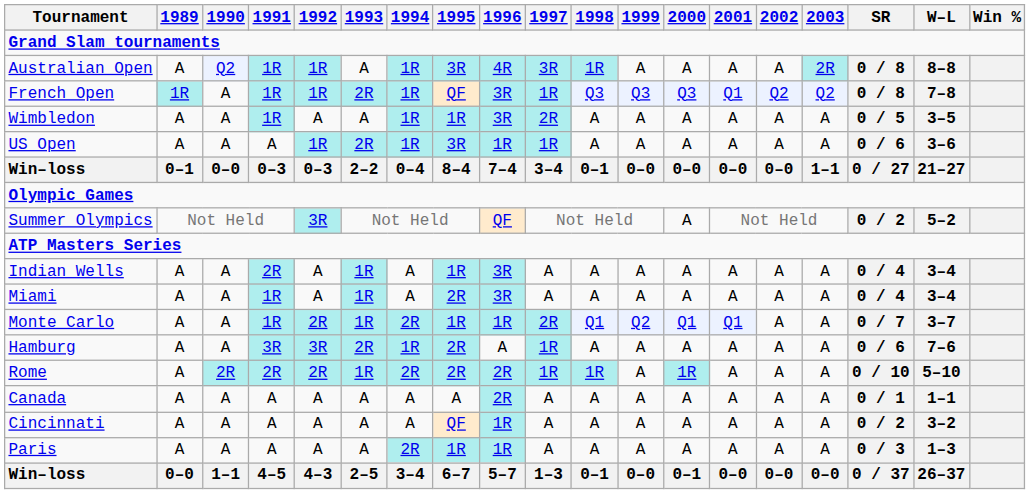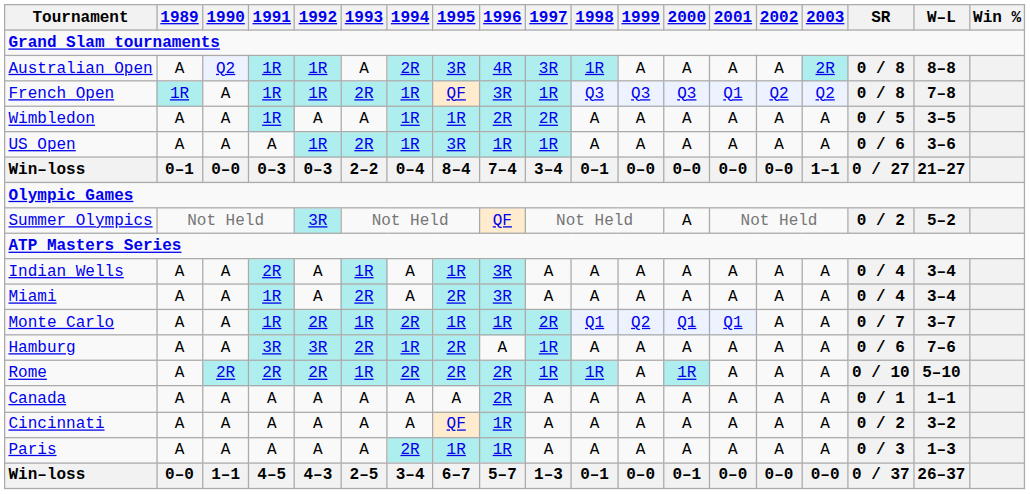(410, 68) 1R -> (410, 68) 2R
(502, 119) 3R -> (502, 119) 2R
(364, 297) 1R -> (364, 297) 2R
